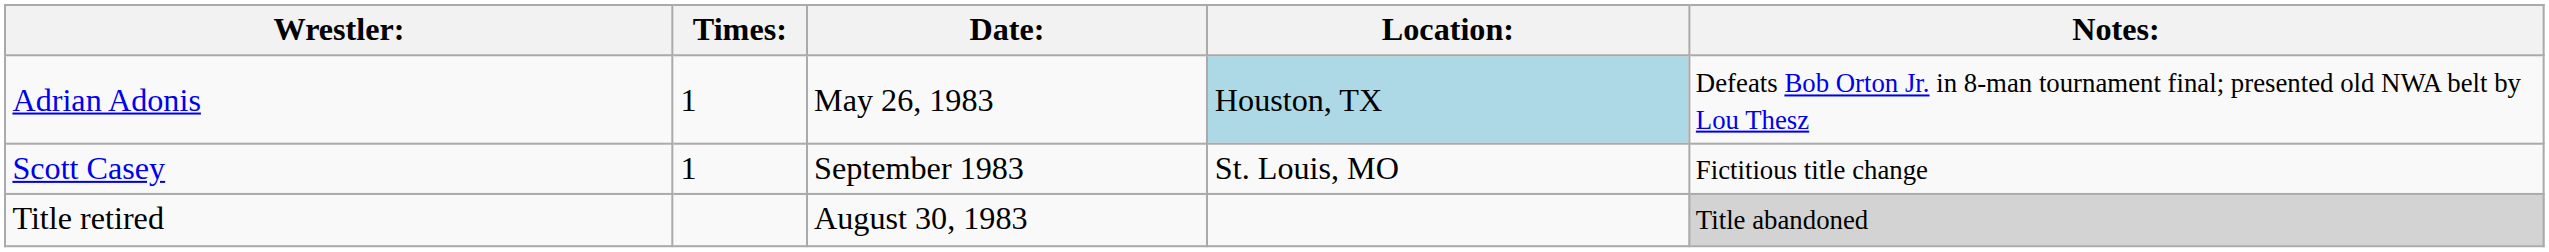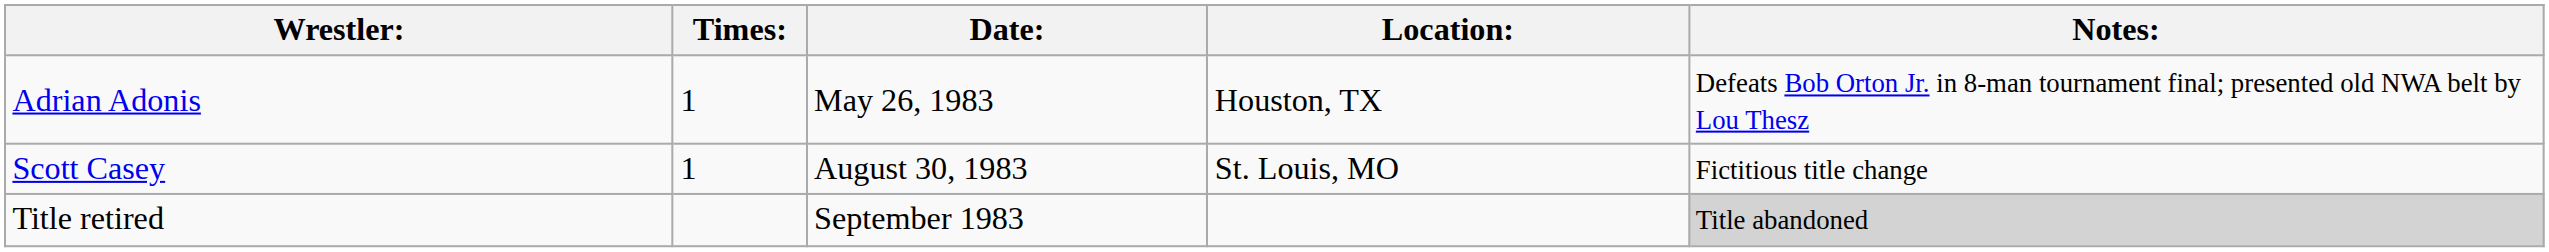(1299, 99) lightblue background -> (1299, 99) no background
(919, 168) September 1983 -> (921, 168) August 30, 1983
(921, 219) August 30, 1983 -> (919, 219) September 1983
